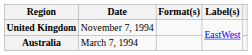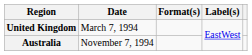(117, 27) November 7, 1994 -> (109, 27) March 7, 1994
(109, 43) March 7, 1994 -> (117, 43) November 7, 1994
